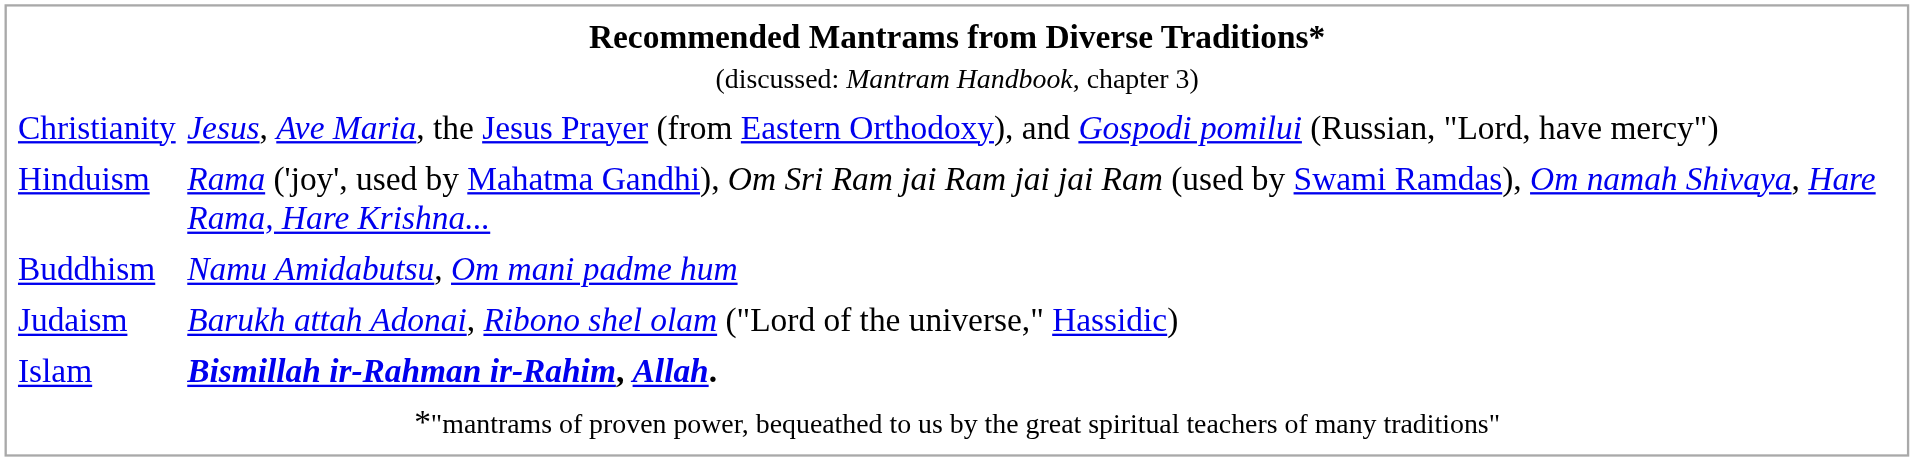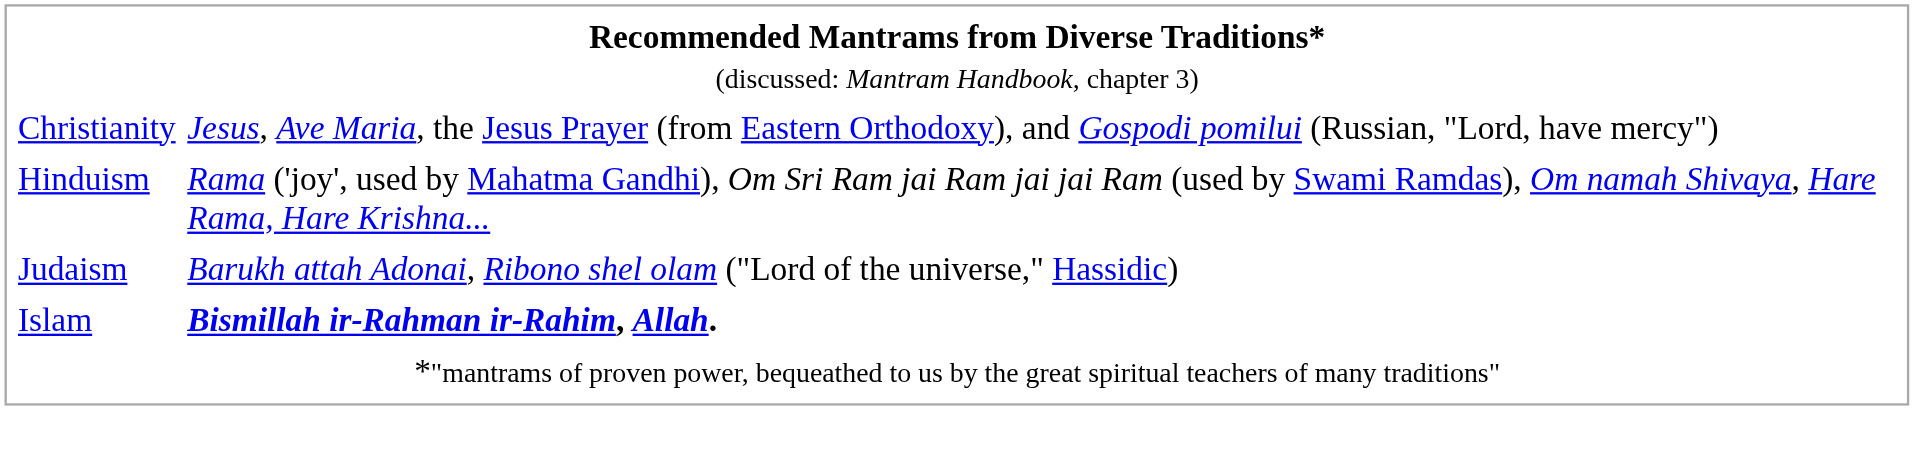- row: (87, 268)
